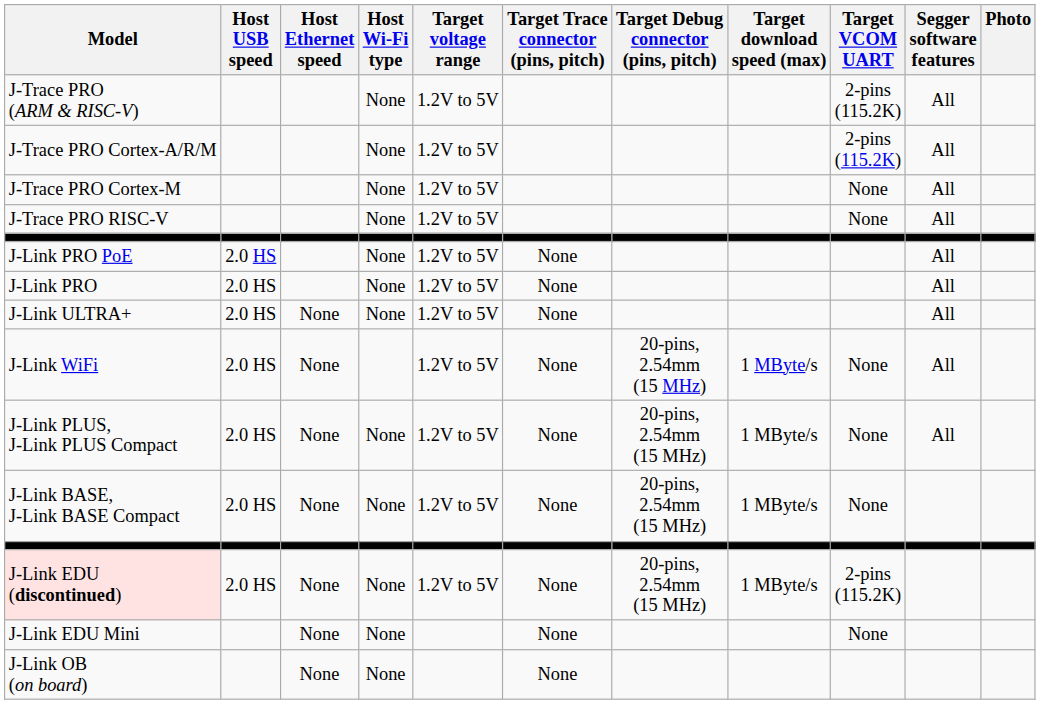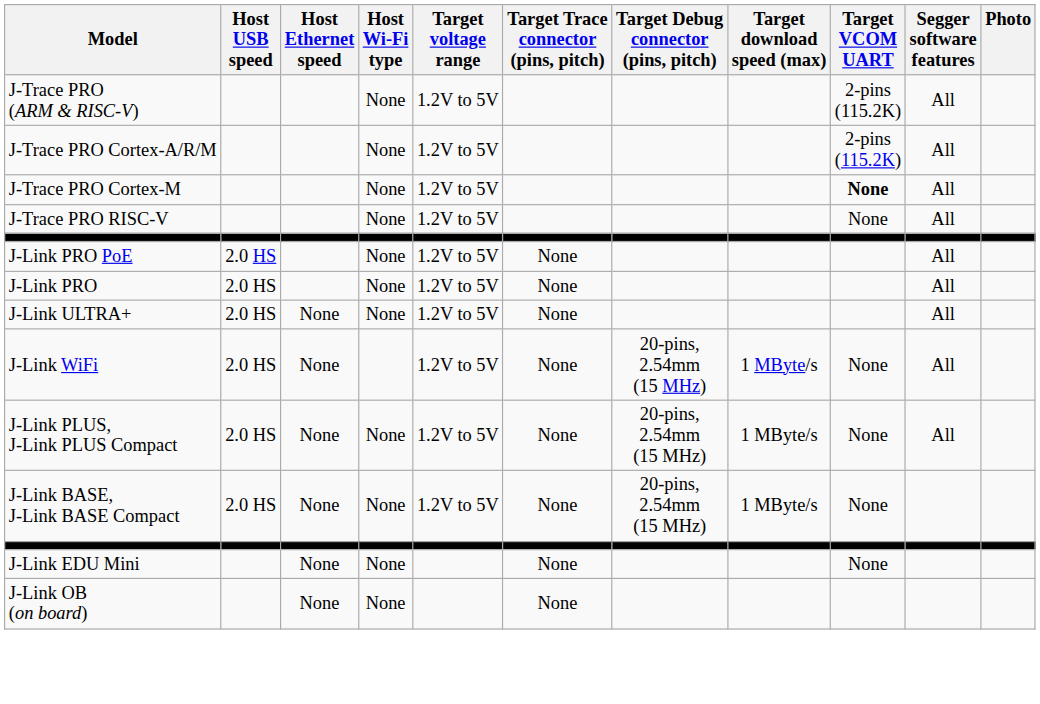(868, 189) normal -> (868, 189) bold
- row: (65, 584)
